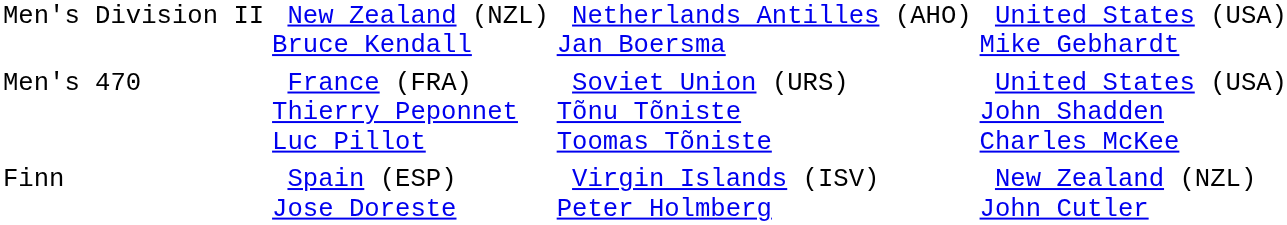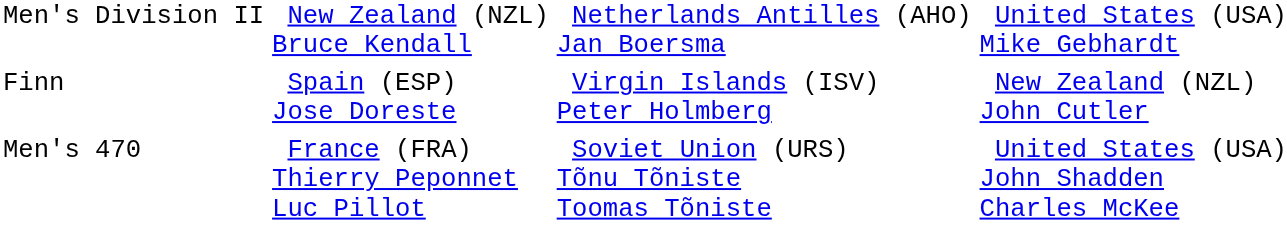rows swapped: (34, 179) <-> (72, 83)
